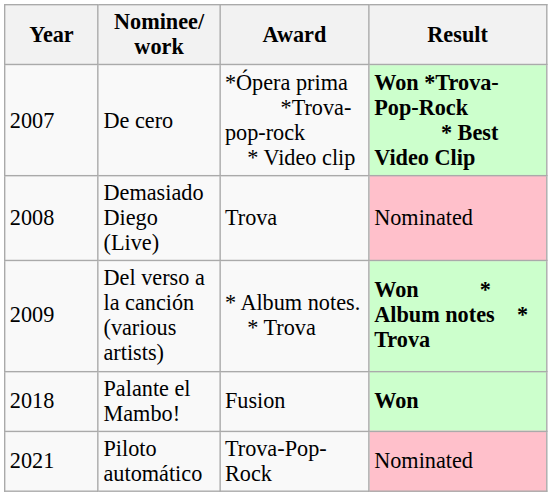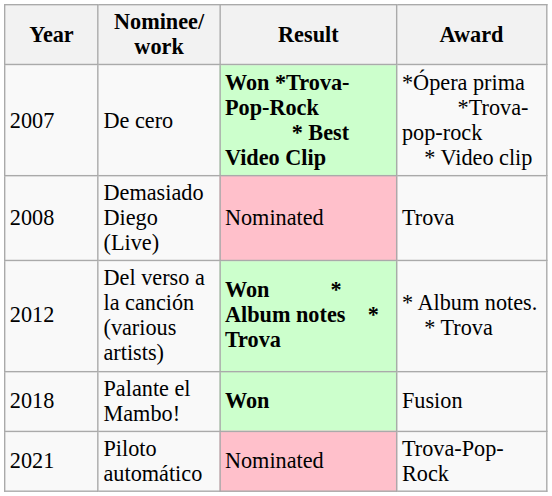columns swapped: (294, 34) <-> (458, 34)
(32, 315) 2009 -> (32, 315) 2012
